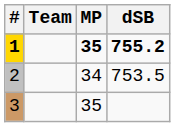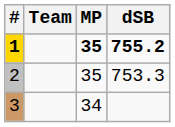(91, 78) 34 -> (91, 78) 35
(138, 78) 753.5 -> (138, 78) 753.3
(91, 107) 35 -> (91, 107) 34
